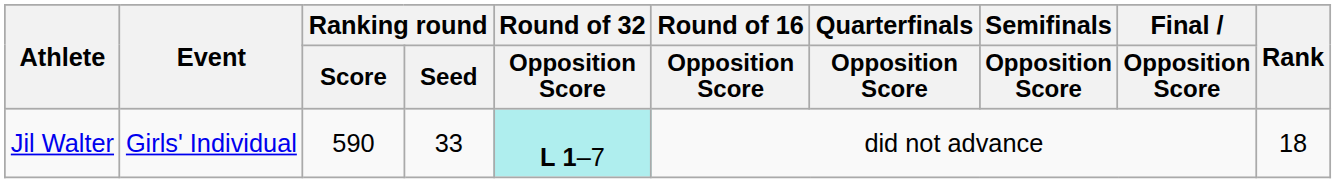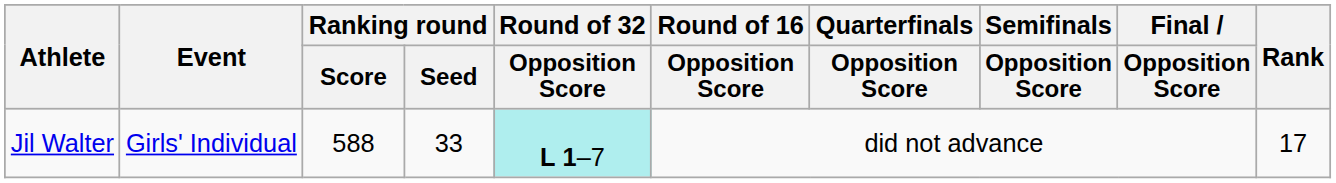(353, 144) 590 -> (353, 144) 588
(1293, 144) 18 -> (1293, 144) 17
